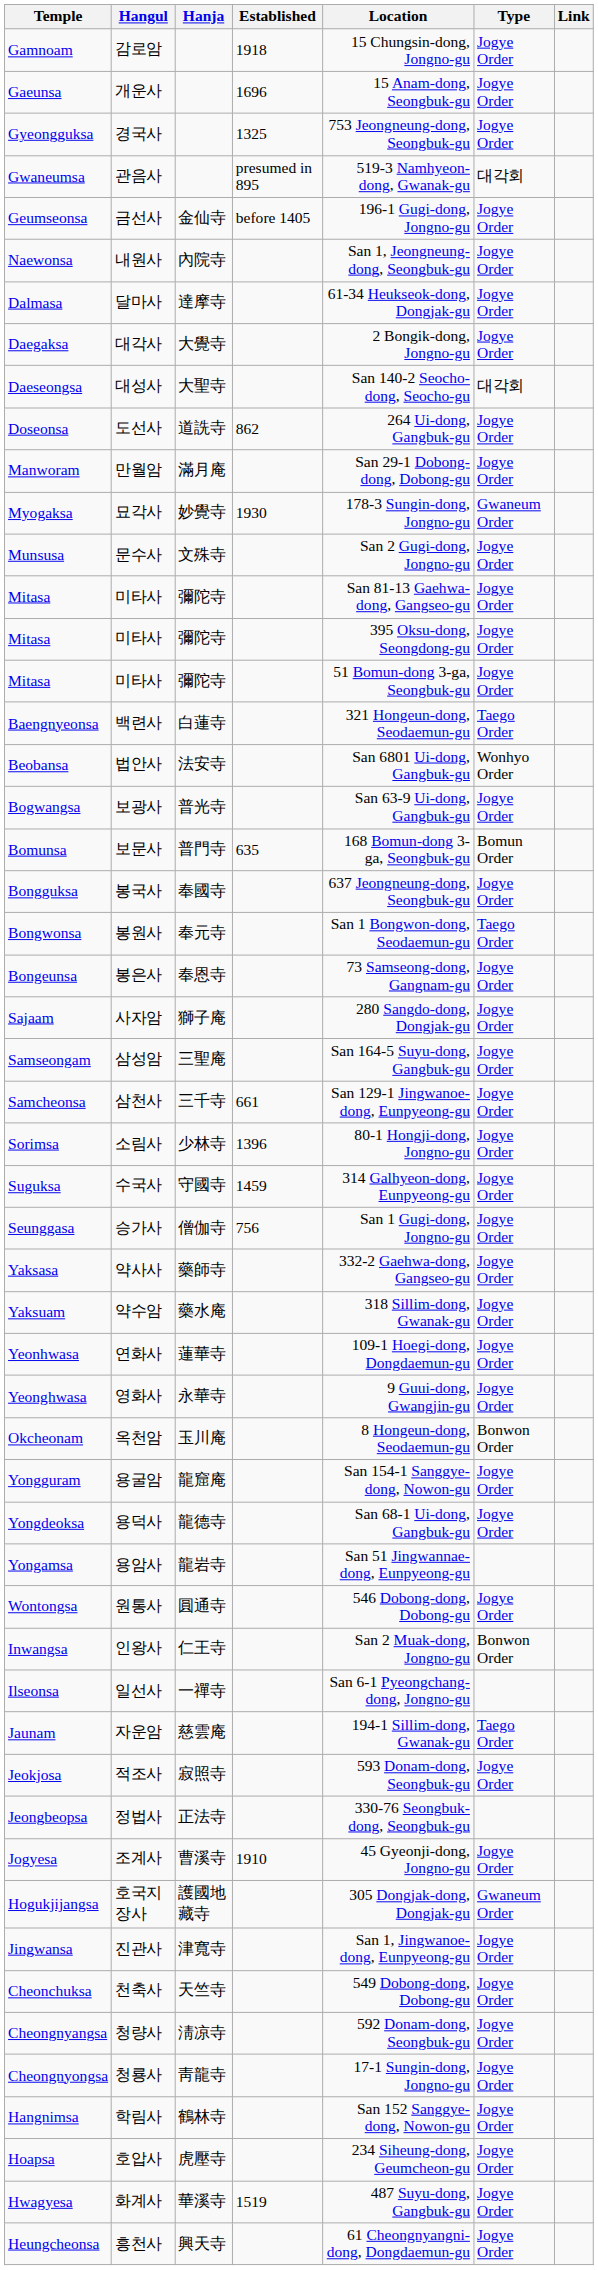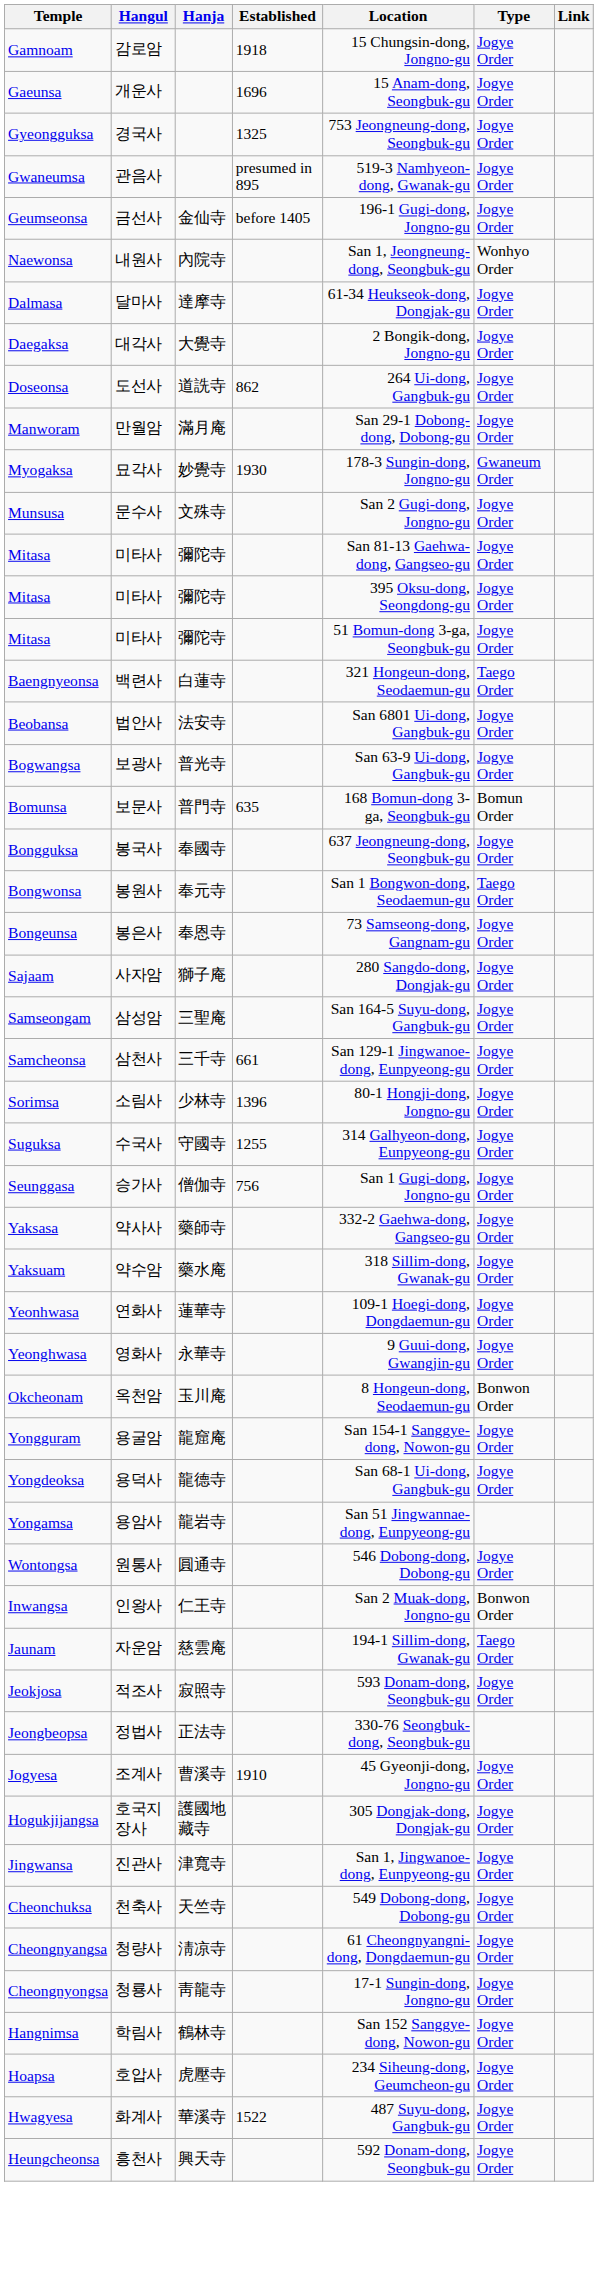(500, 175) 대각회 -> (495, 176) Jogye Order
(495, 260) Jogye Order -> (503, 260) Wonhyo Order
- row: (45, 386)
(503, 765) Wonhyo Order -> (495, 723) Jogye Order
(251, 1186) 1459 -> (251, 1144) 1255
- row: (33, 1691)
(509, 1904) Gwaneum Order -> (495, 1820) Jogye Order
(413, 2033) 592 Donam-dong, Seongbuk-gu -> (398, 1949) 61 Cheongnyangni-dong, Dongdaemun-gu
(251, 2201) 1519 -> (251, 2117) 1522
(398, 2243) 61 Cheongnyangni-dong, Dongdaemun-gu -> (413, 2159) 592 Donam-dong, Seongbuk-gu
